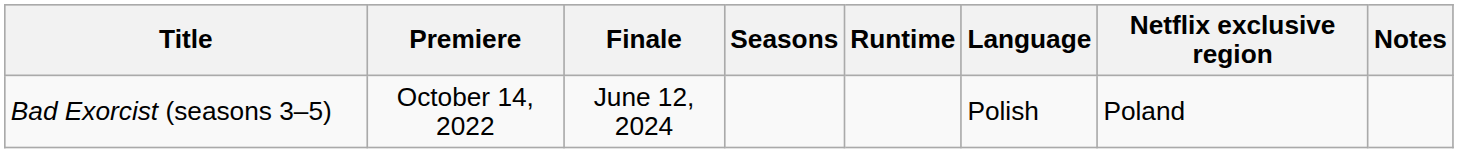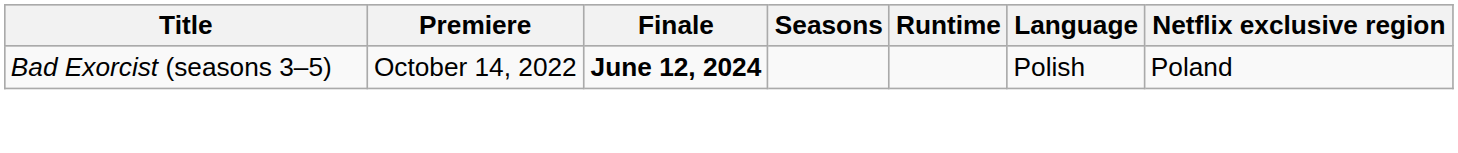- column: (1410, 40)
(644, 111) normal -> (676, 66) bold
